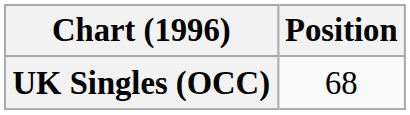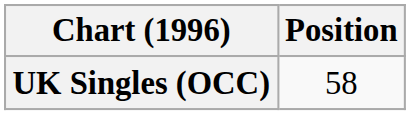(341, 82) 68 -> (341, 82) 58
